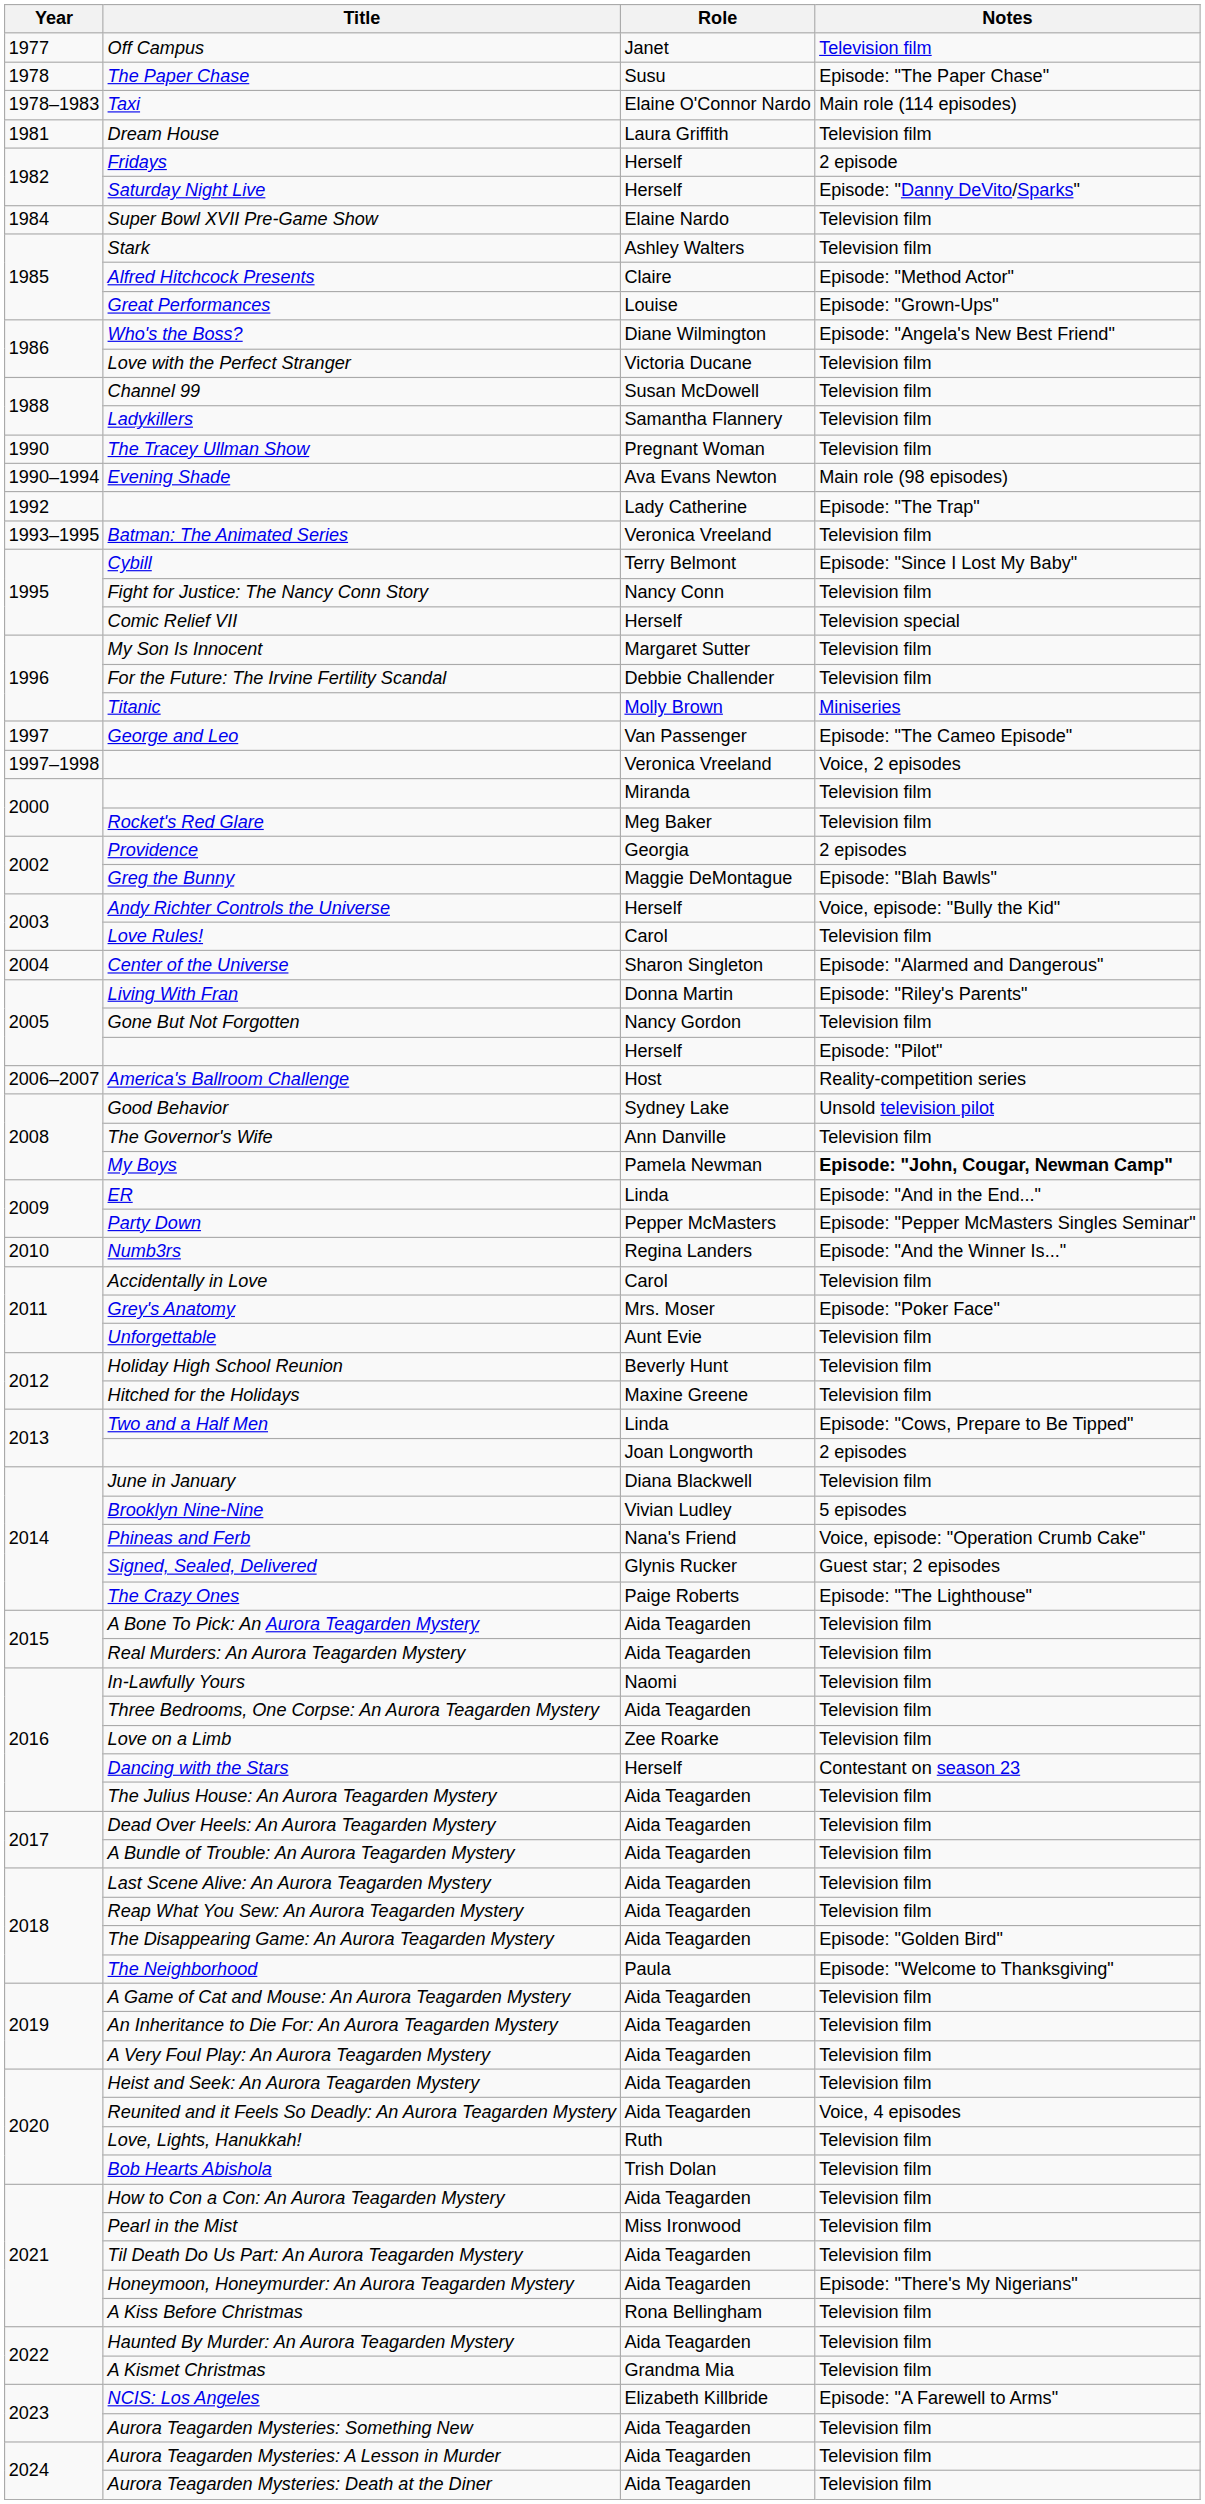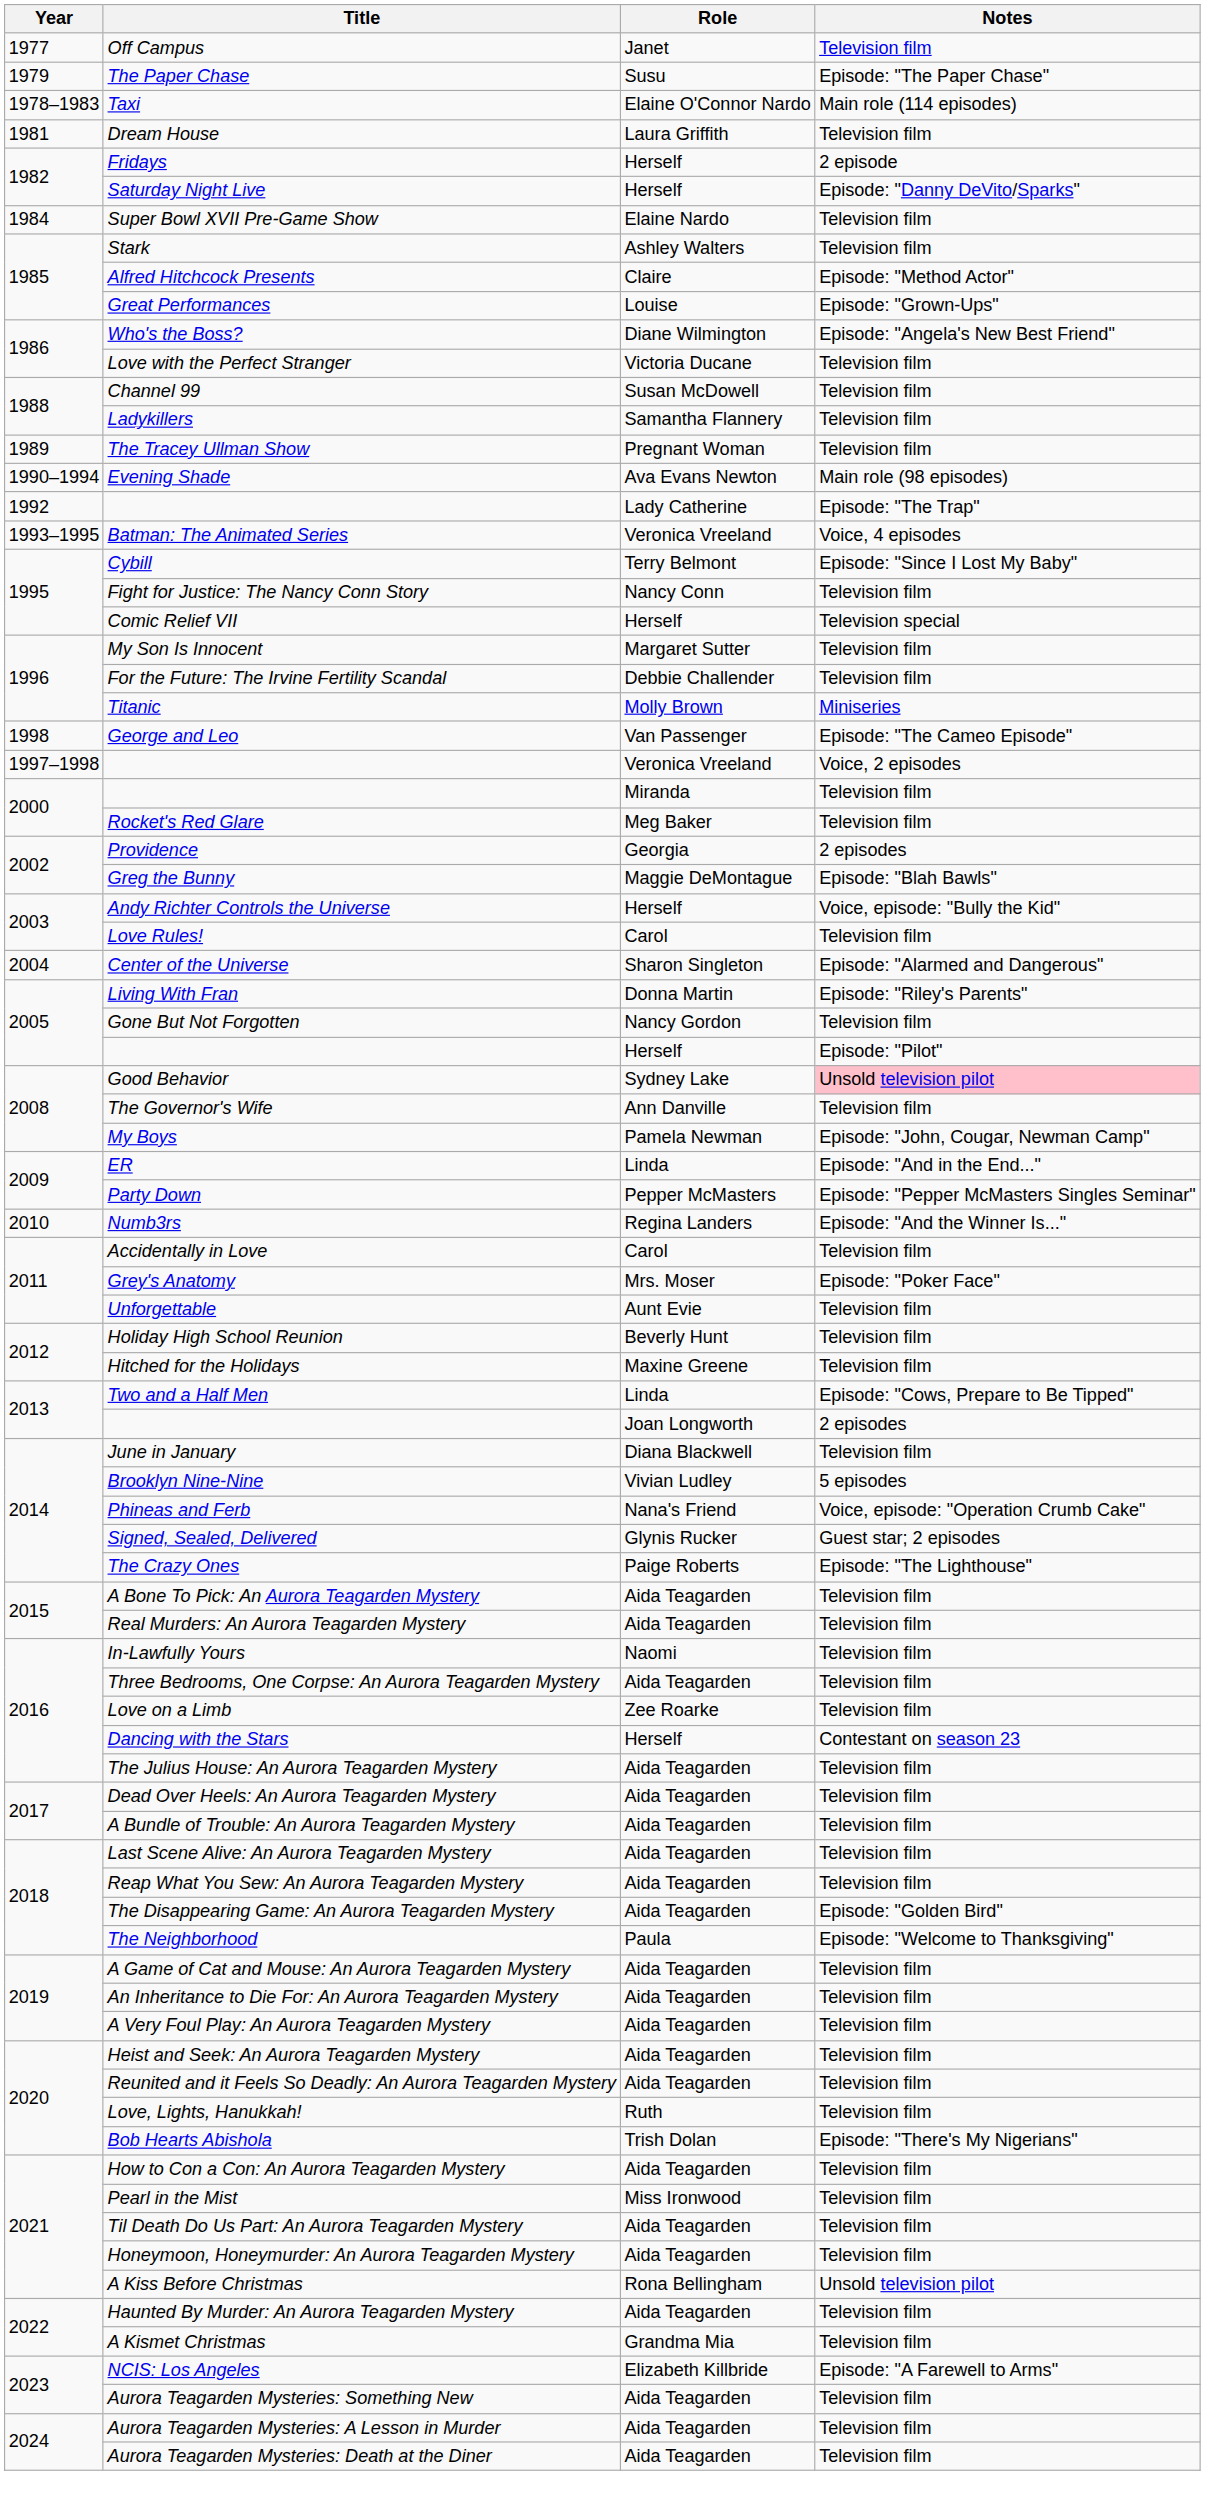(29, 76) 1978 -> (29, 76) 1979
(29, 448) 1990 -> (29, 448) 1989
(875, 534) Television film -> (890, 534) Voice, 4 episodes
(29, 735) 1997 -> (29, 735) 1998
- row: (228, 1079)
(907, 1108) no background -> (907, 1079) pink background
(996, 1165) bold -> (984, 1137) normal
(890, 2112) Voice, 4 episodes -> (875, 2083) Television film
(875, 2169) Television film -> (948, 2140) Episode: "There's My Nigerians"
(948, 2284) Episode: "There's My Nigerians" -> (875, 2255) Television film
(875, 2312) Television film -> (907, 2284) Unsold television pilot
